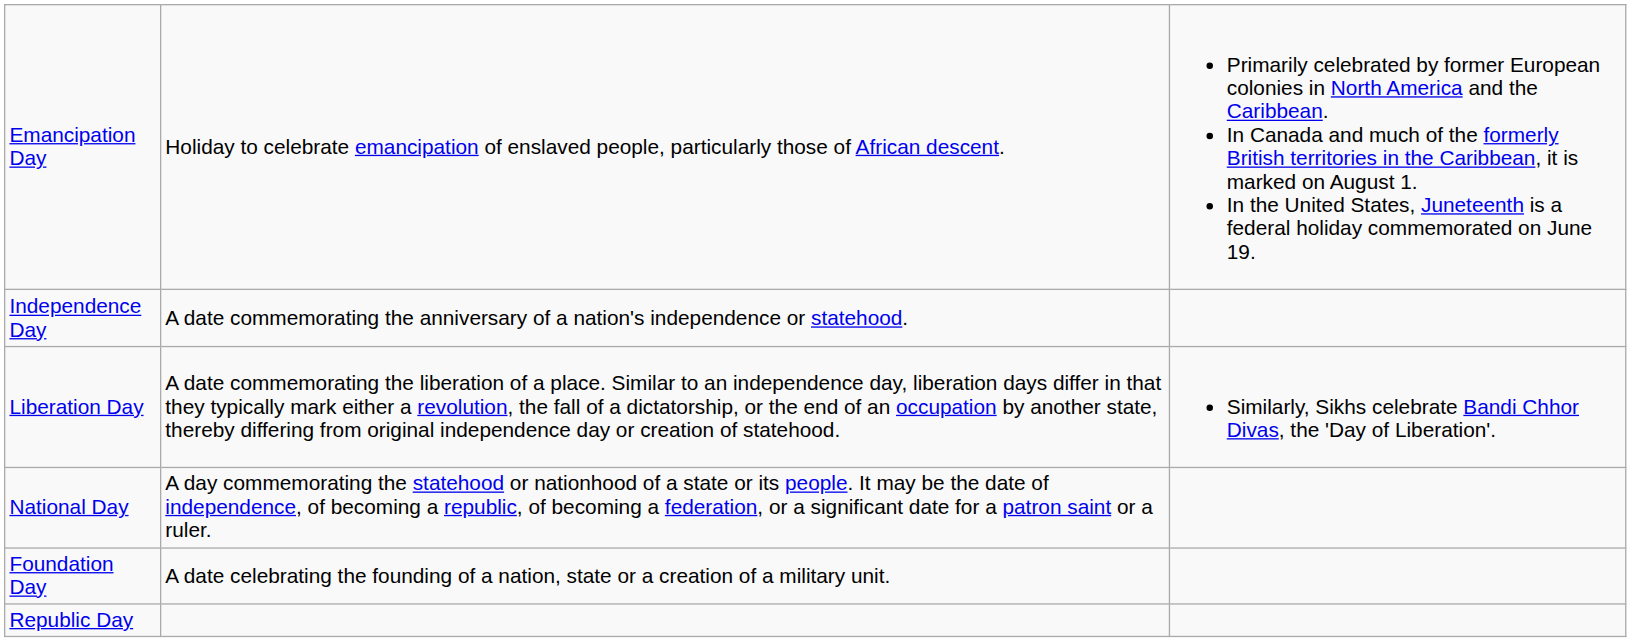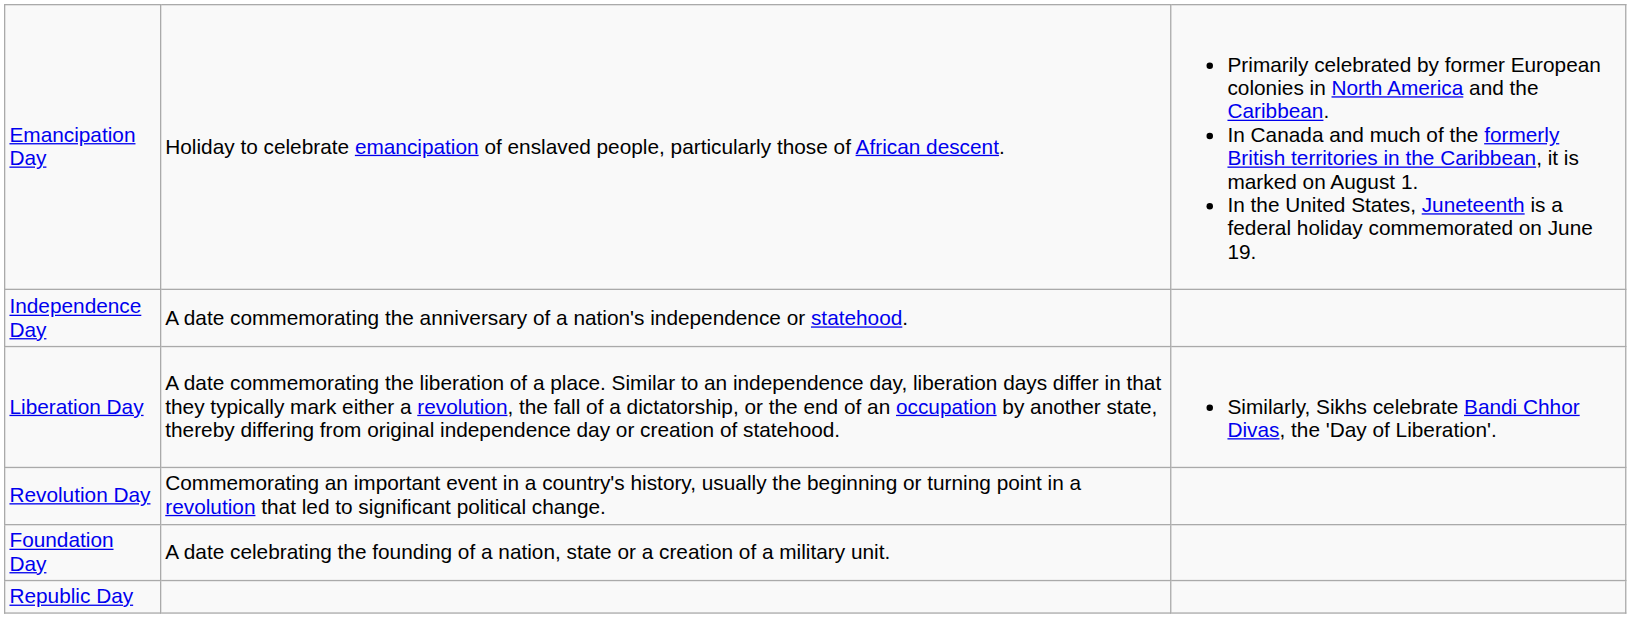- row: (69, 507)
+ row: (80, 495)
